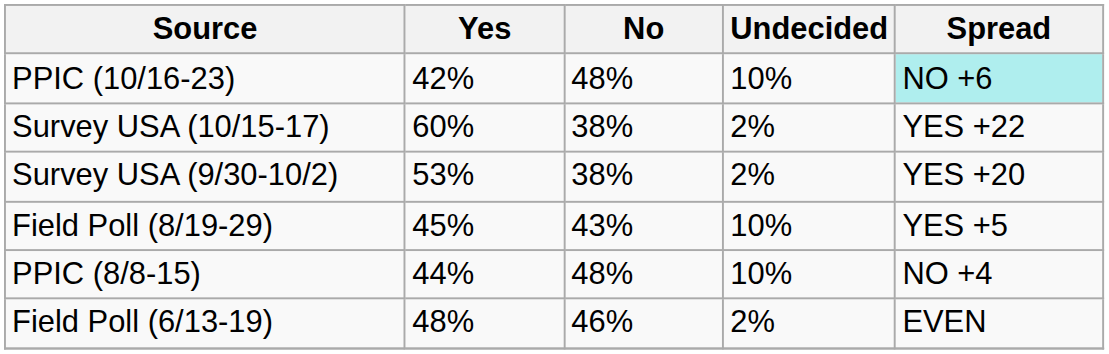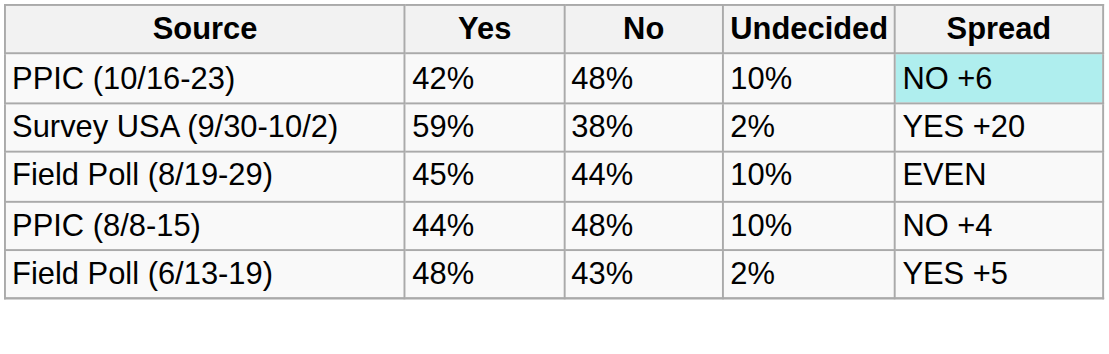- row: (171, 126)
(443, 175) 53% -> (443, 126) 59%
(602, 224) 43% -> (602, 175) 44%
(955, 224) YES +5 -> (944, 175) EVEN
(602, 322) 46% -> (602, 273) 43%
(944, 322) EVEN -> (955, 273) YES +5
